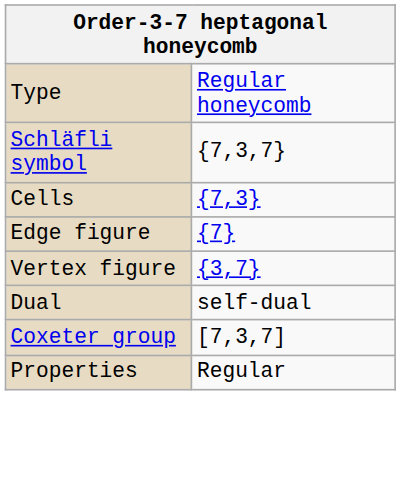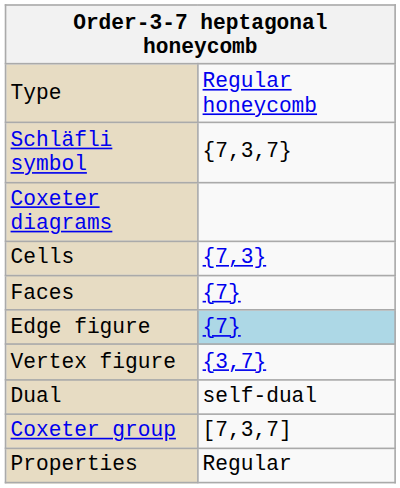+ row: (61, 211)
+ row: (42, 293)
(216, 234) no background -> (222, 327) lightblue background
